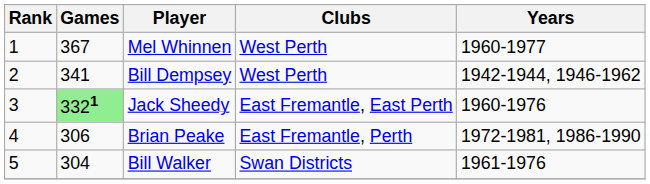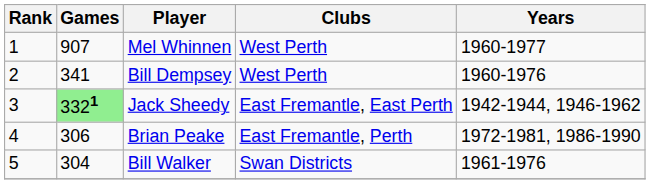(75, 46) 367 -> (75, 46) 907
(551, 74) 1942-1944, 1946-1962 -> (503, 74) 1960-1976
(503, 105) 1960-1976 -> (551, 105) 1942-1944, 1946-1962
